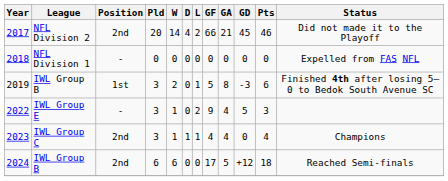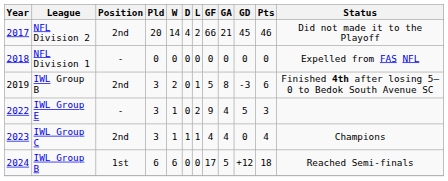(121, 85) 1st -> (121, 85) 2nd
(121, 163) 2nd -> (121, 163) 1st
